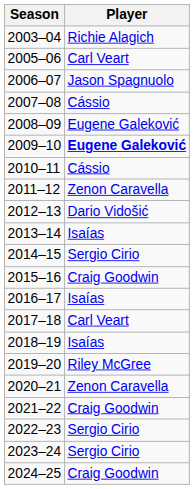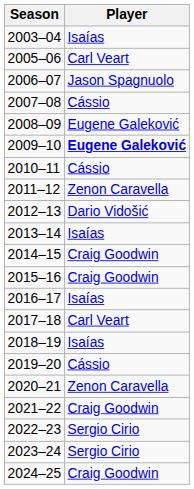(111, 37) Richie Alagich -> (86, 37) Isaías
(103, 255) Sergio Cirio -> (113, 255) Craig Goodwin
(109, 364) Riley McGree -> (89, 364) Cássio
